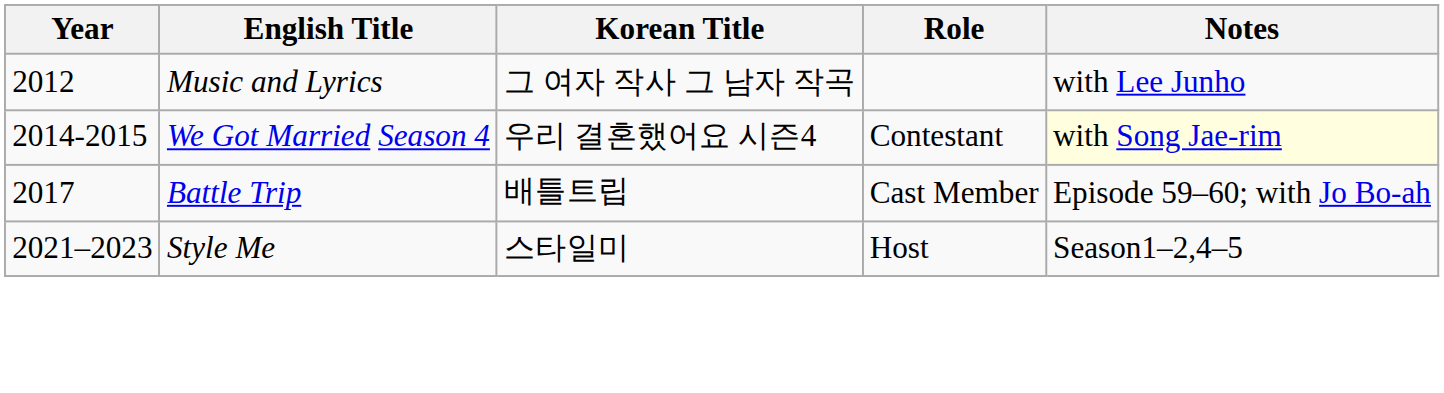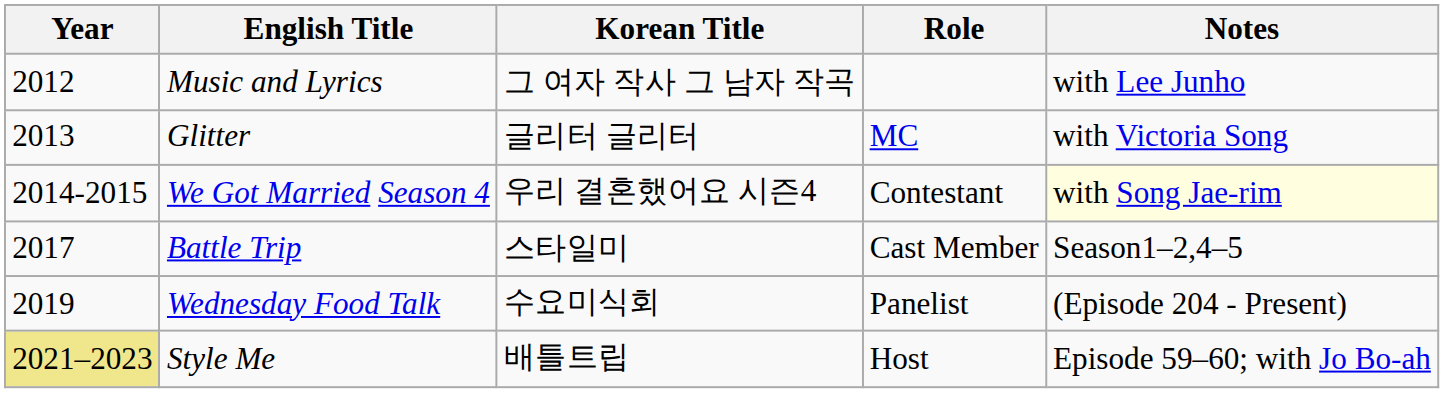+ row: (209, 136)
(567, 191) 배틀트립 -> (567, 246) 스타일미
(1242, 192) Episode 59–60; with Jo Bo-ah -> (1148, 247) Season1–2,4–5
+ row: (304, 302)
(82, 247) no background -> (82, 358) khaki background
(567, 246) 스타일미 -> (567, 357) 배틀트립
(1148, 247) Season1–2,4–5 -> (1242, 358) Episode 59–60; with Jo Bo-ah
